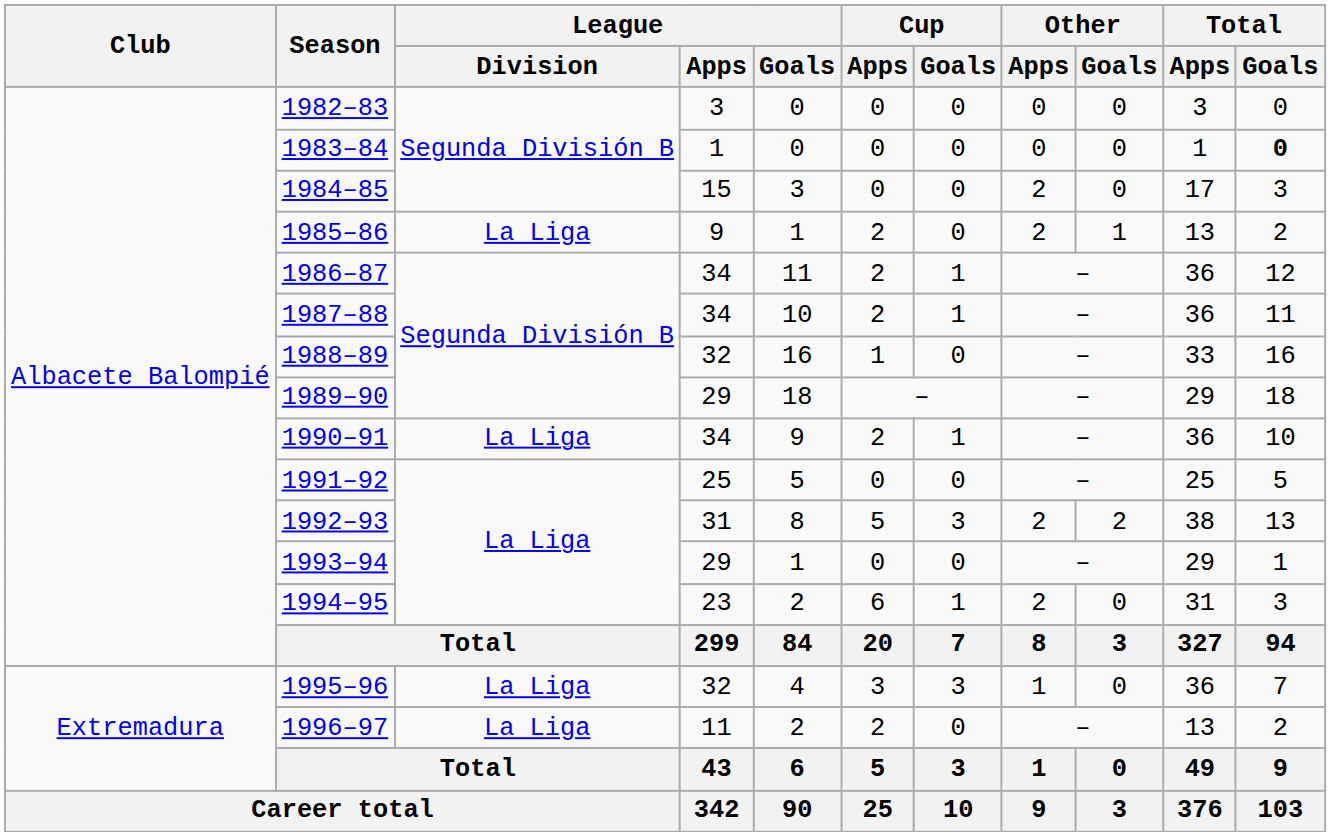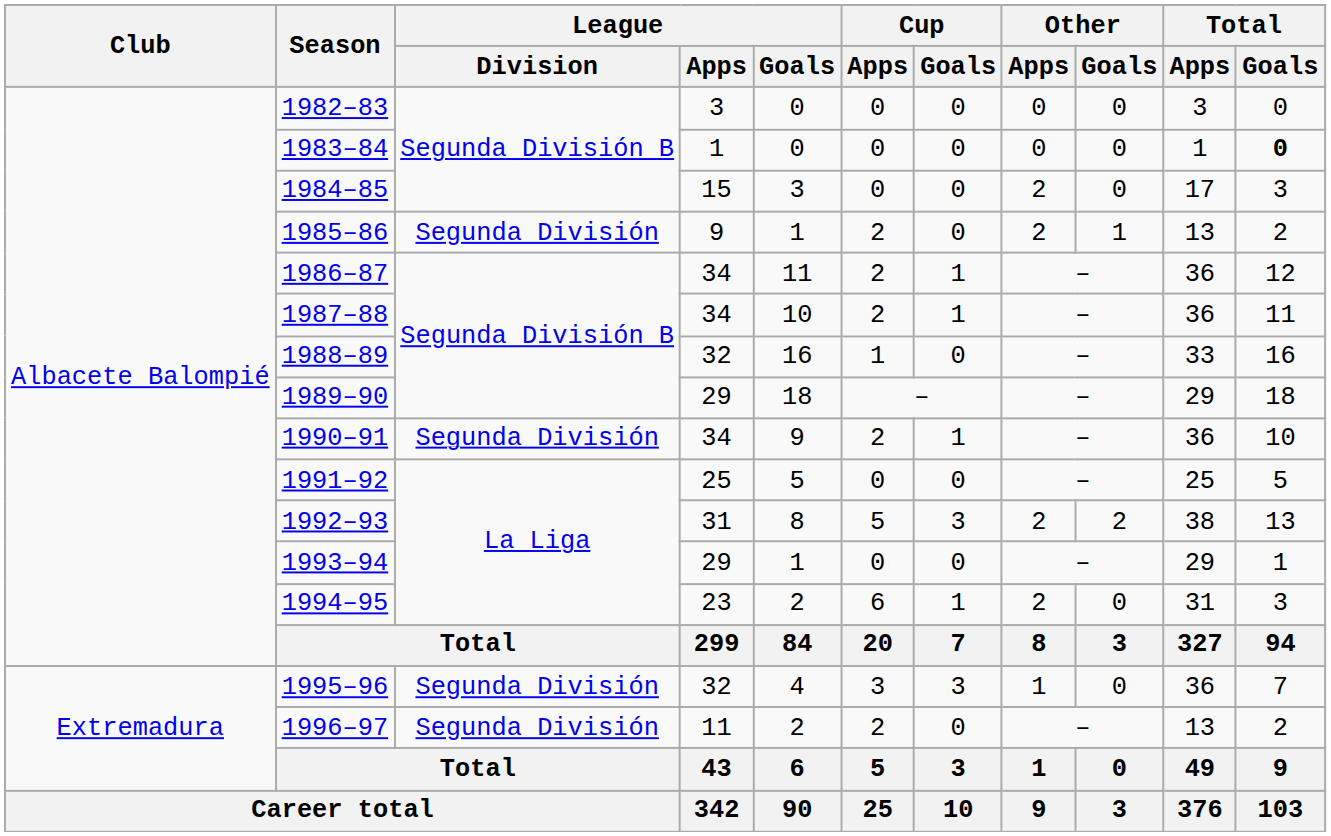(537, 232) La Liga -> (537, 232) Segunda División
(537, 439) La Liga -> (537, 439) Segunda División
(537, 687) La Liga -> (537, 687) Segunda División
(537, 728) La Liga -> (537, 728) Segunda División
